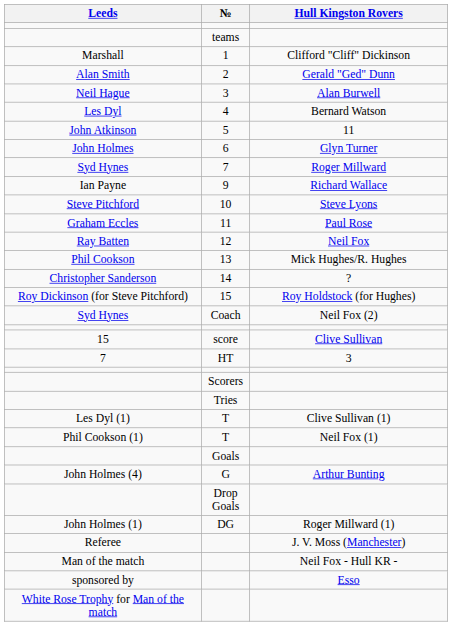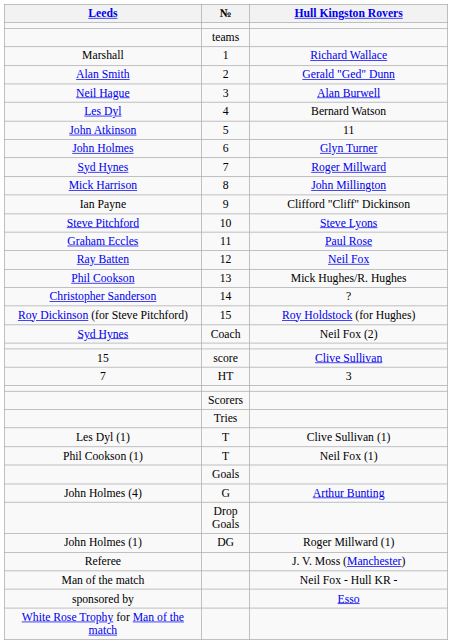(349, 56) Clifford "Cliff" Dickinson -> (349, 56) Richard Wallace
+ row: (103, 185)
(349, 185) Richard Wallace -> (349, 204) Clifford "Cliff" Dickinson
